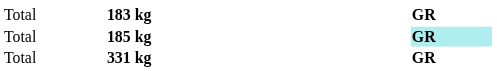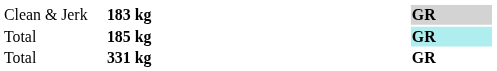(20, 14) Total -> (46, 14) Clean & Jerk
(424, 14) no background -> (424, 14) lightgrey background
